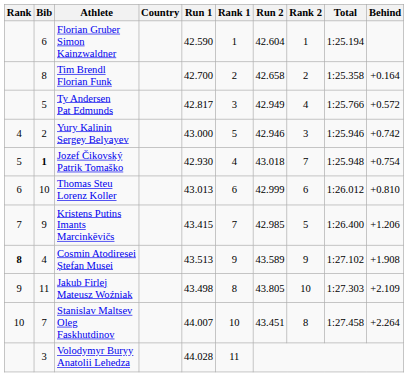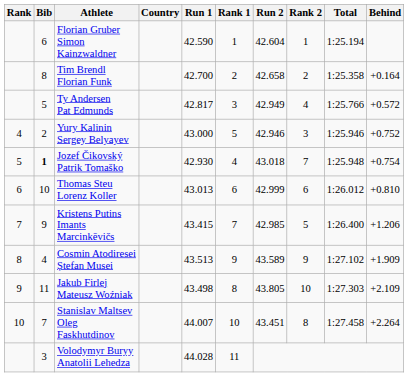(385, 133) +0.742 -> (385, 133) +0.752
(19, 259) bold -> (19, 259) normal
(385, 259) +1.908 -> (385, 259) +1.909
